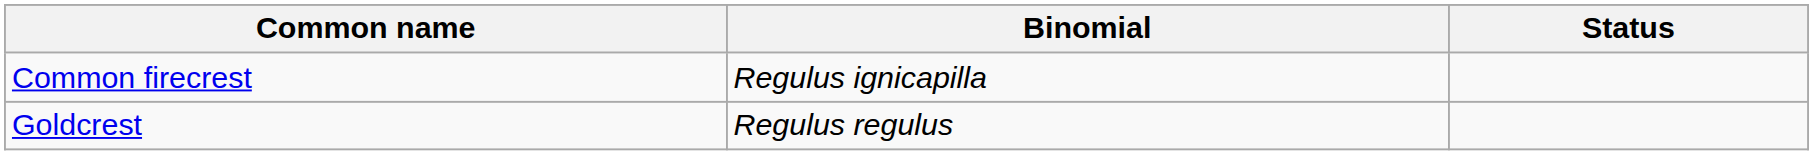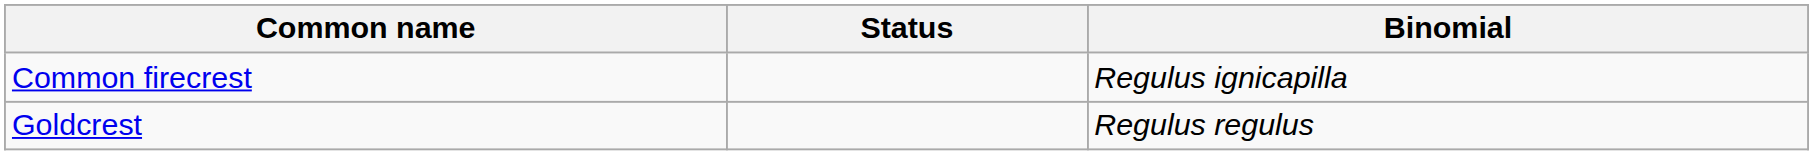columns swapped: (1087, 28) <-> (1628, 28)
